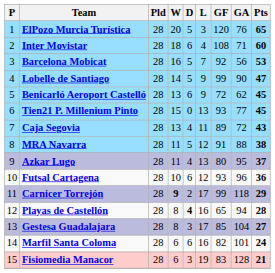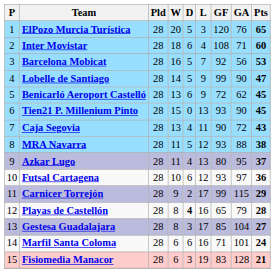(241, 111) 77 -> (241, 111) 90
(221, 128) 89 -> (221, 128) 90
(221, 144) 91 -> (221, 144) 93
(241, 177) 96 -> (241, 177) 97
(176, 194) bold -> (176, 194) normal
(241, 194) 118 -> (241, 194) 115
(241, 210) 94 -> (241, 210) 79
(221, 243) 82 -> (221, 243) 71
